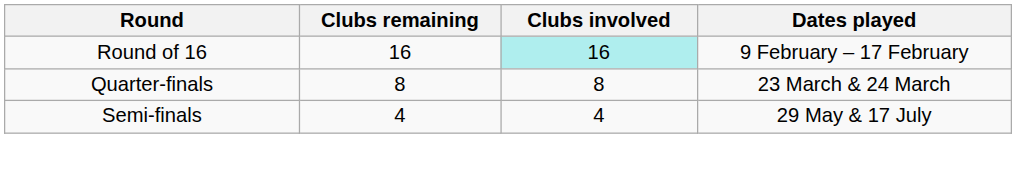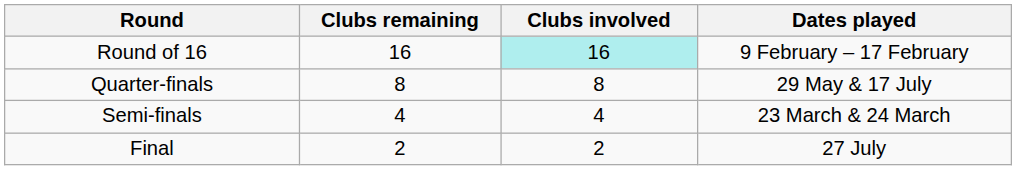(854, 84) 23 March & 24 March -> (854, 84) 29 May & 17 July
(854, 116) 29 May & 17 July -> (854, 116) 23 March & 24 March
+ row: (152, 148)
